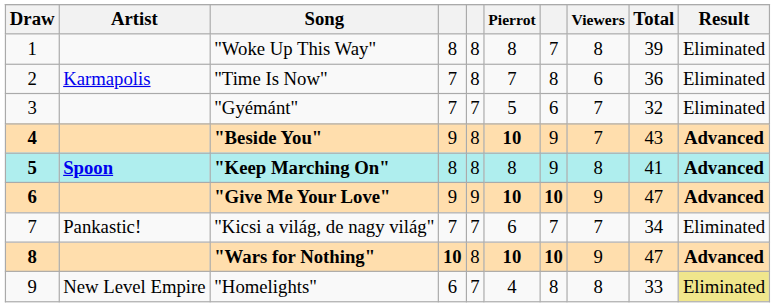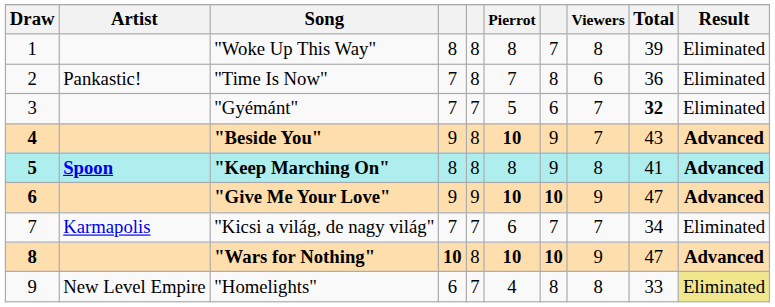(107, 78) Karmapolis -> (102, 78) Pankastic!
(654, 108) normal -> (654, 108) bold
(102, 227) Pankastic! -> (107, 227) Karmapolis
